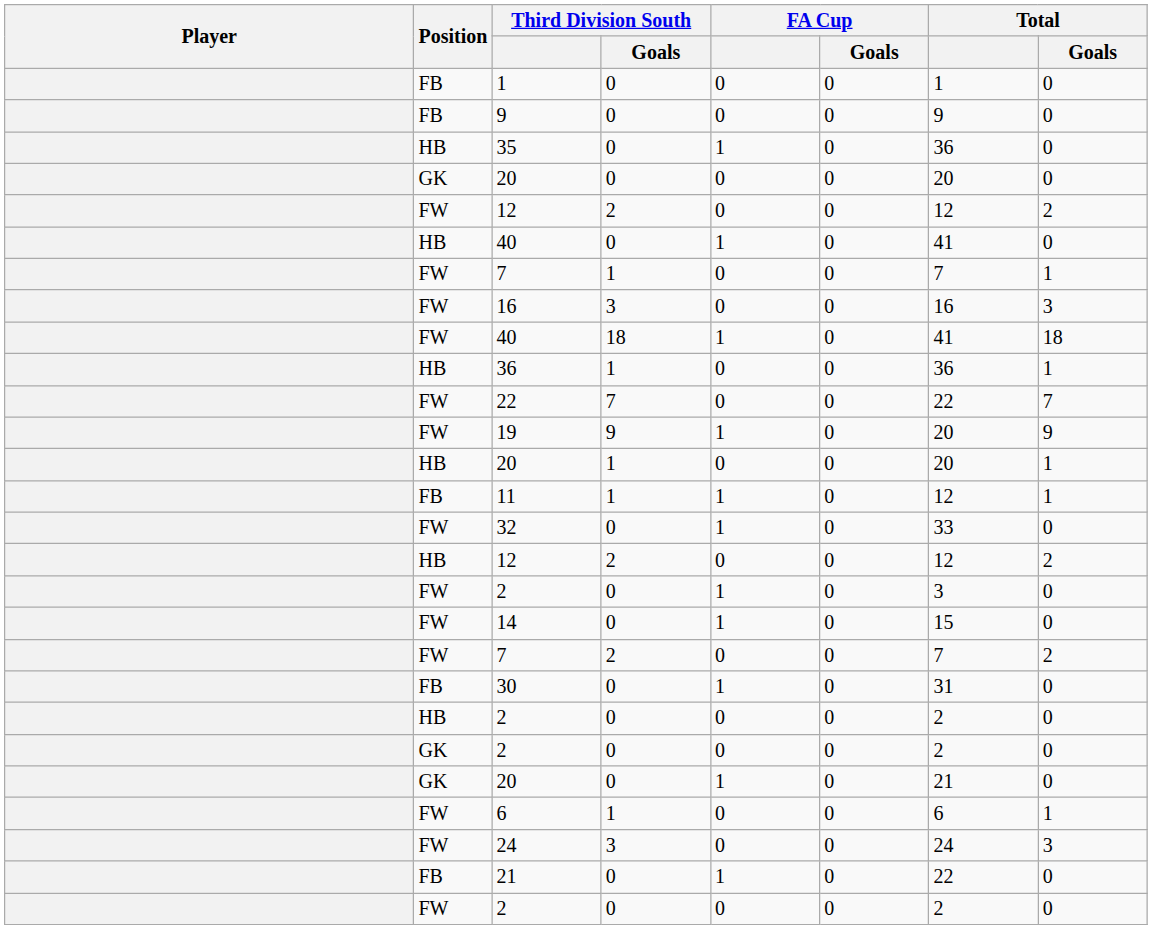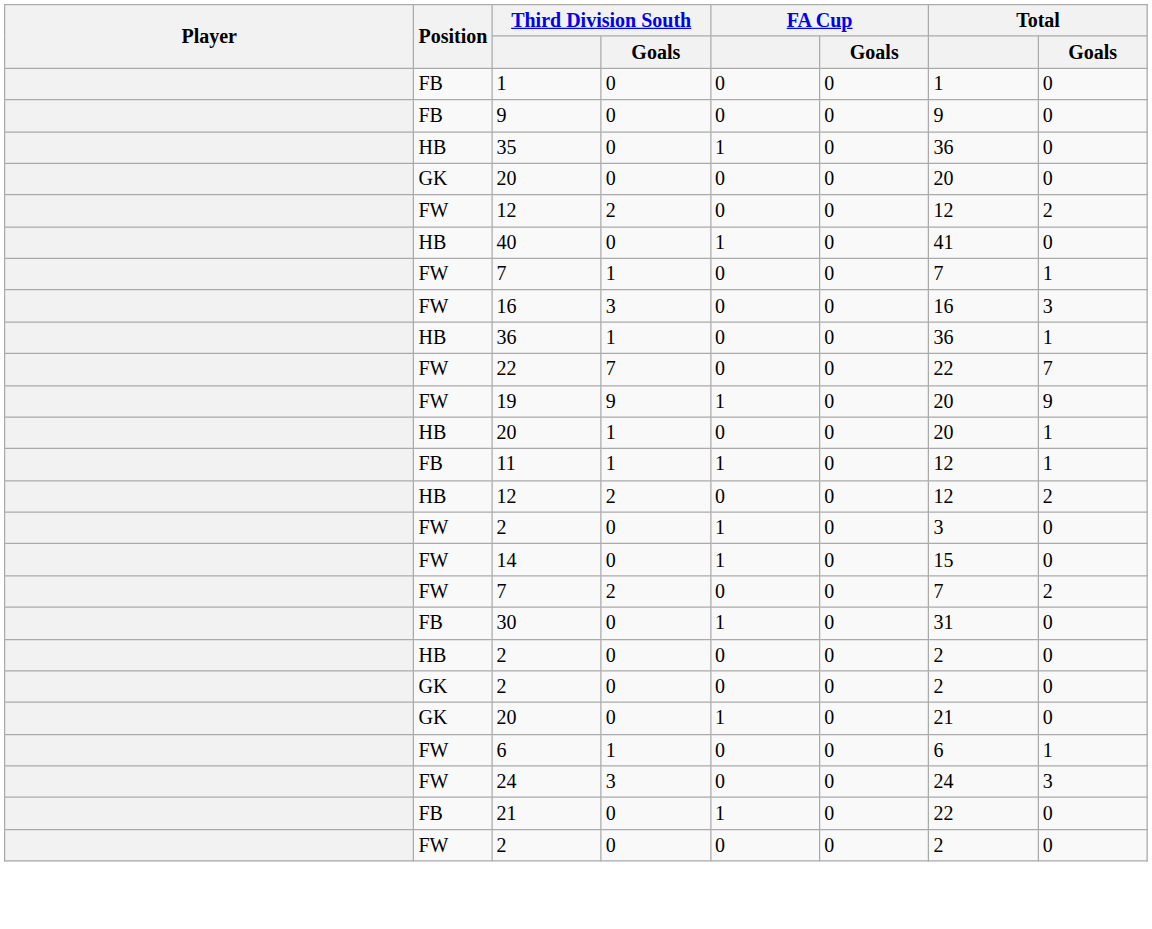- row: (433, 337)
- row: (433, 527)
